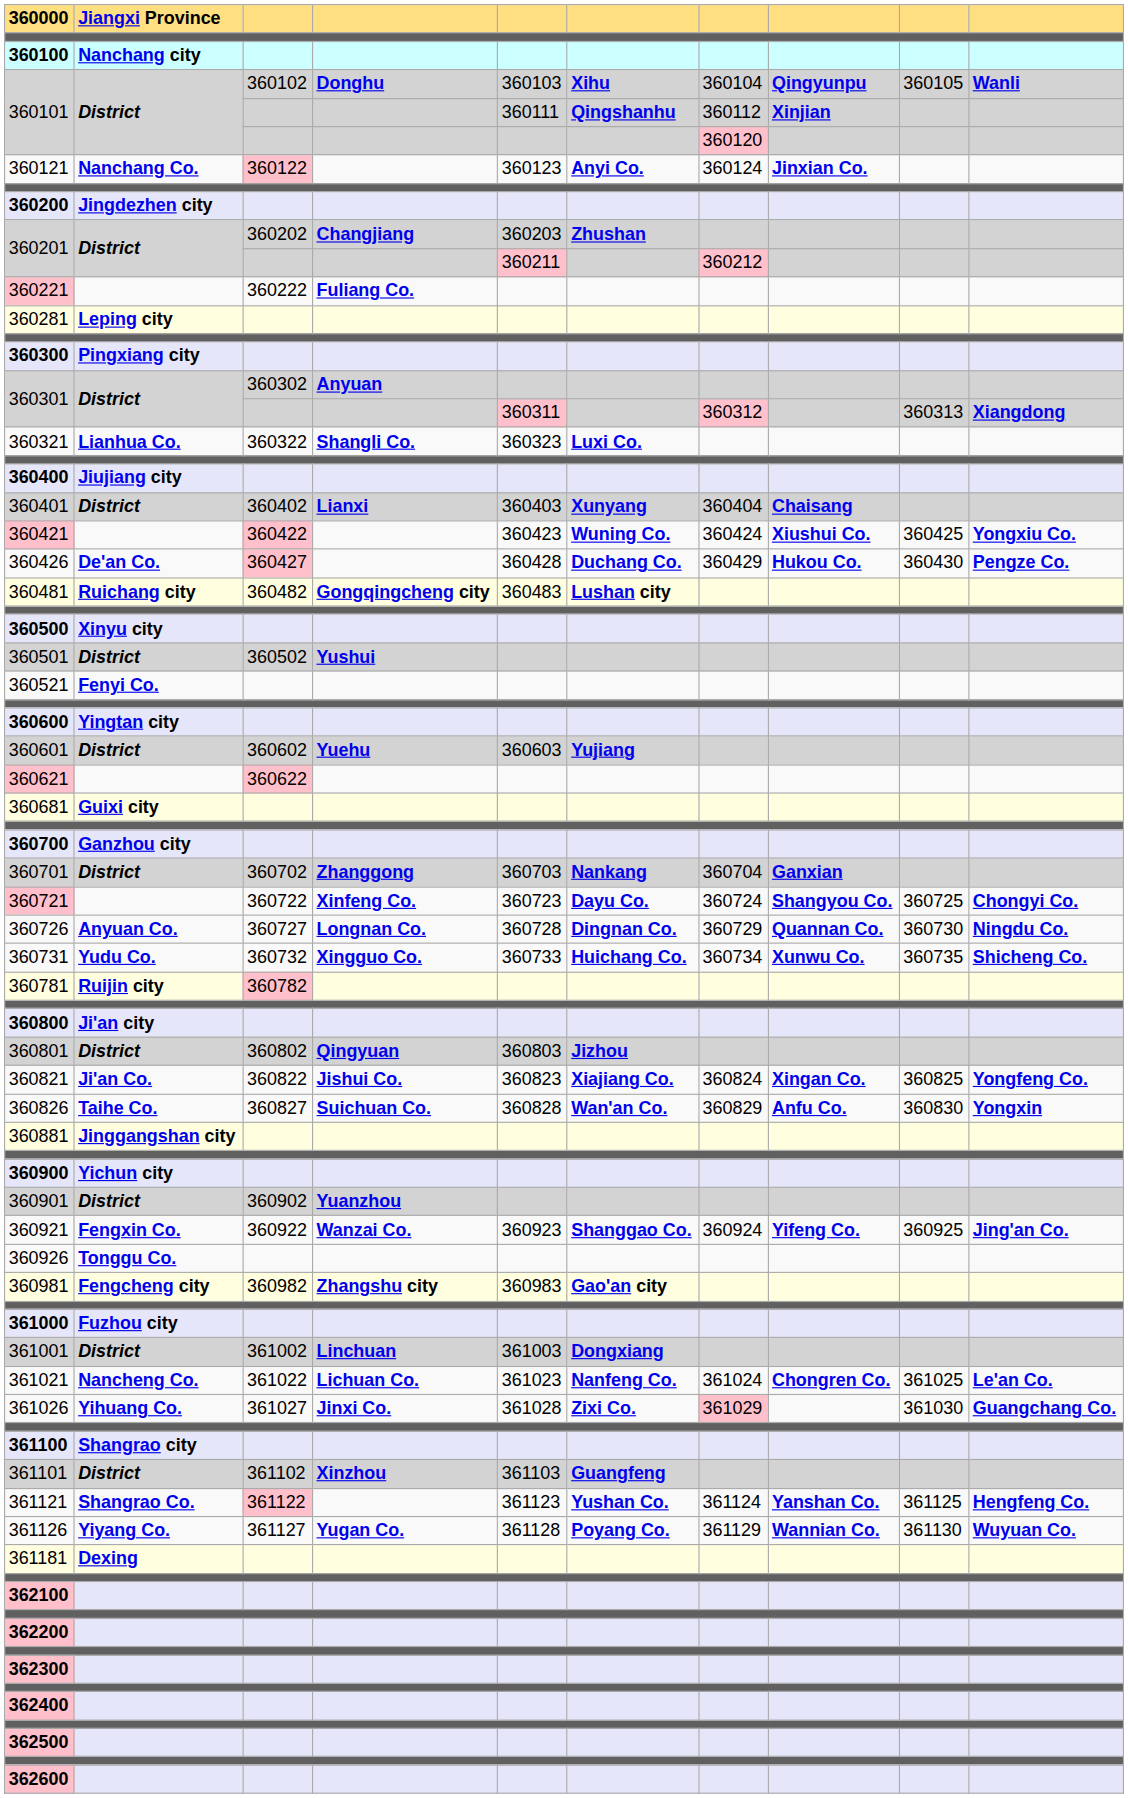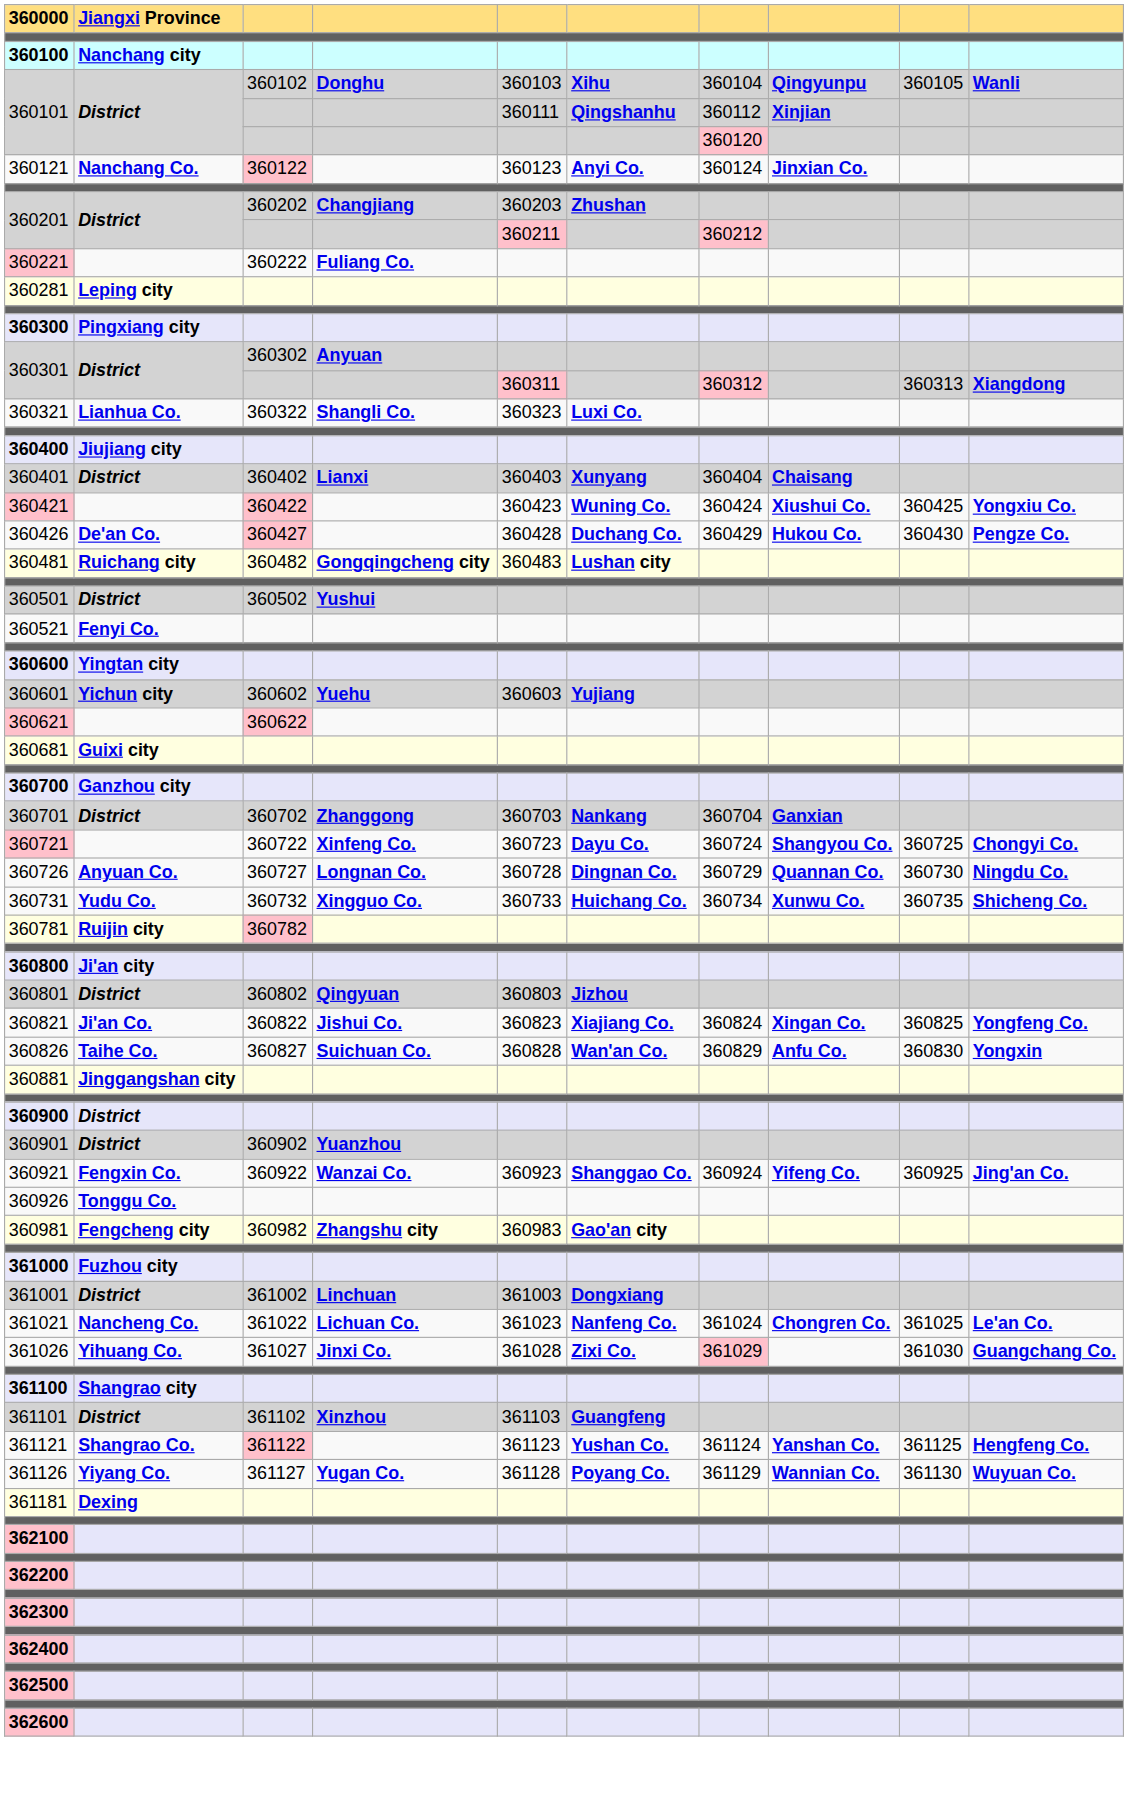- row: (39, 205)
- row: (39, 628)
(109, 750) District -> (126, 693) Yichun city
(126, 1173) Yichun city -> (109, 1116) District
